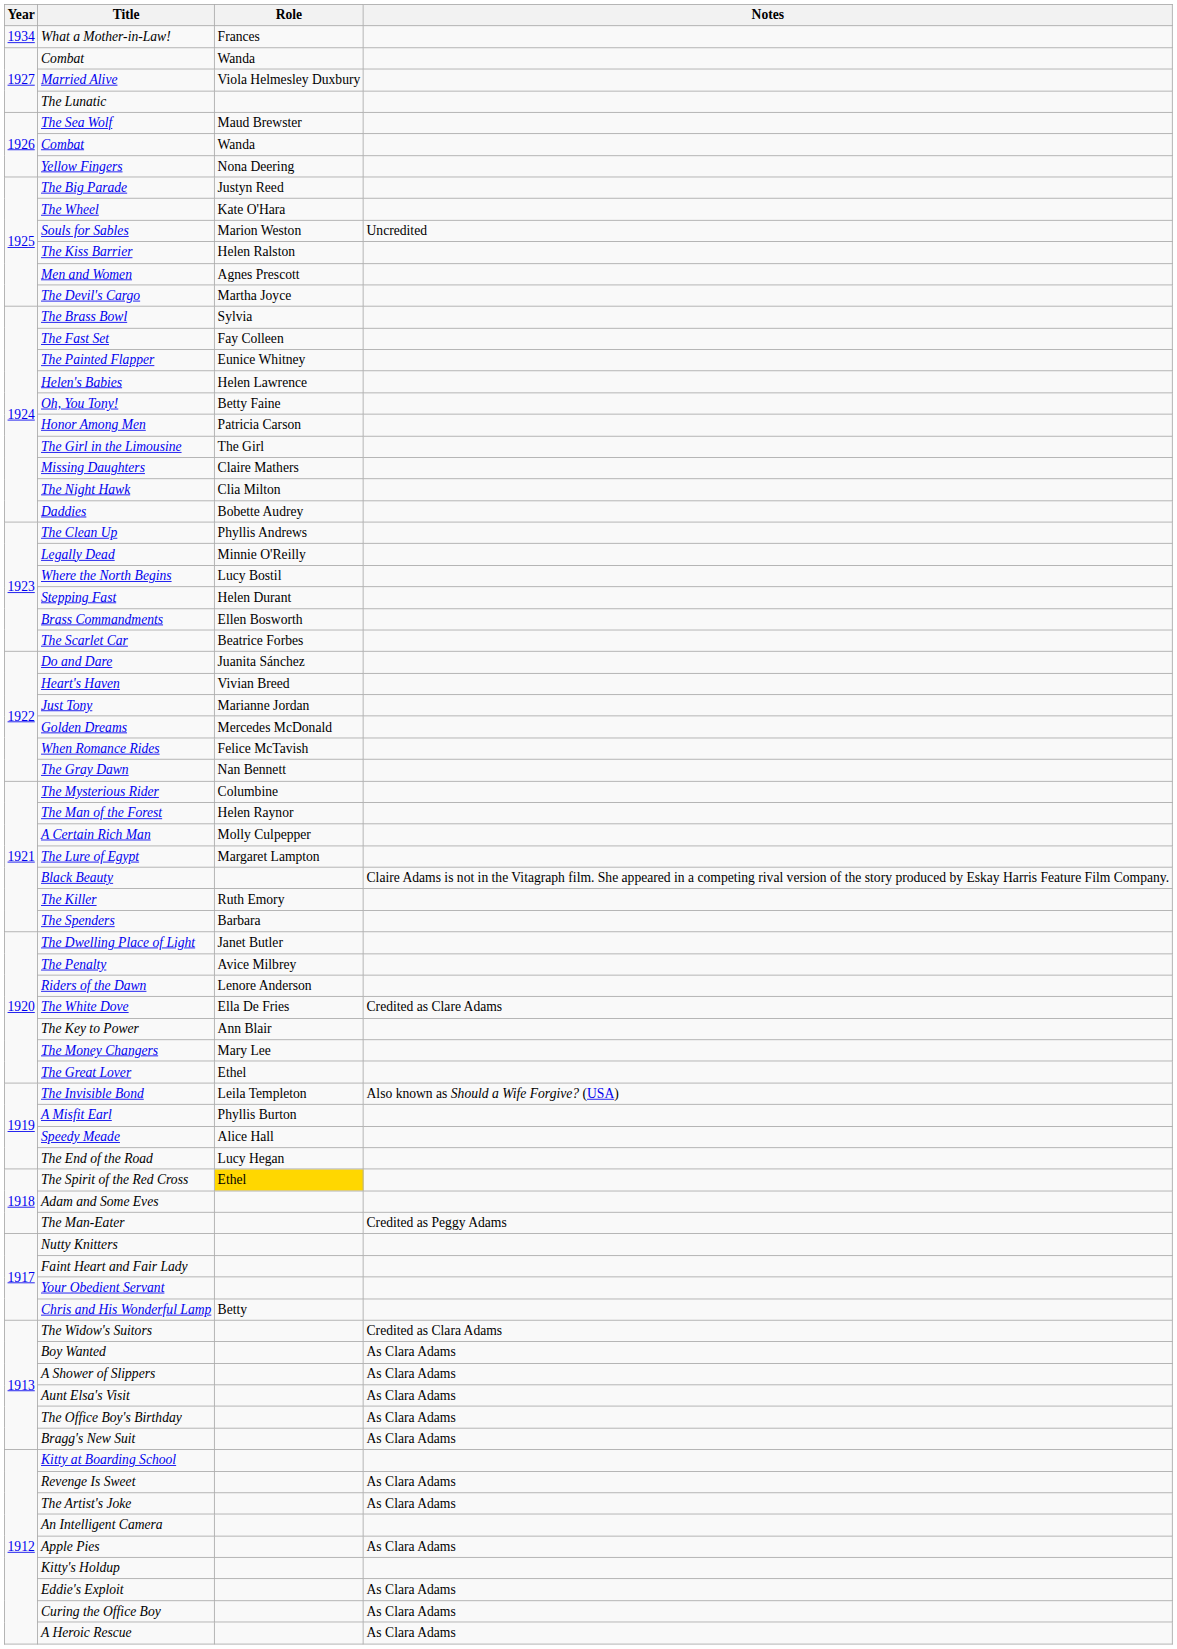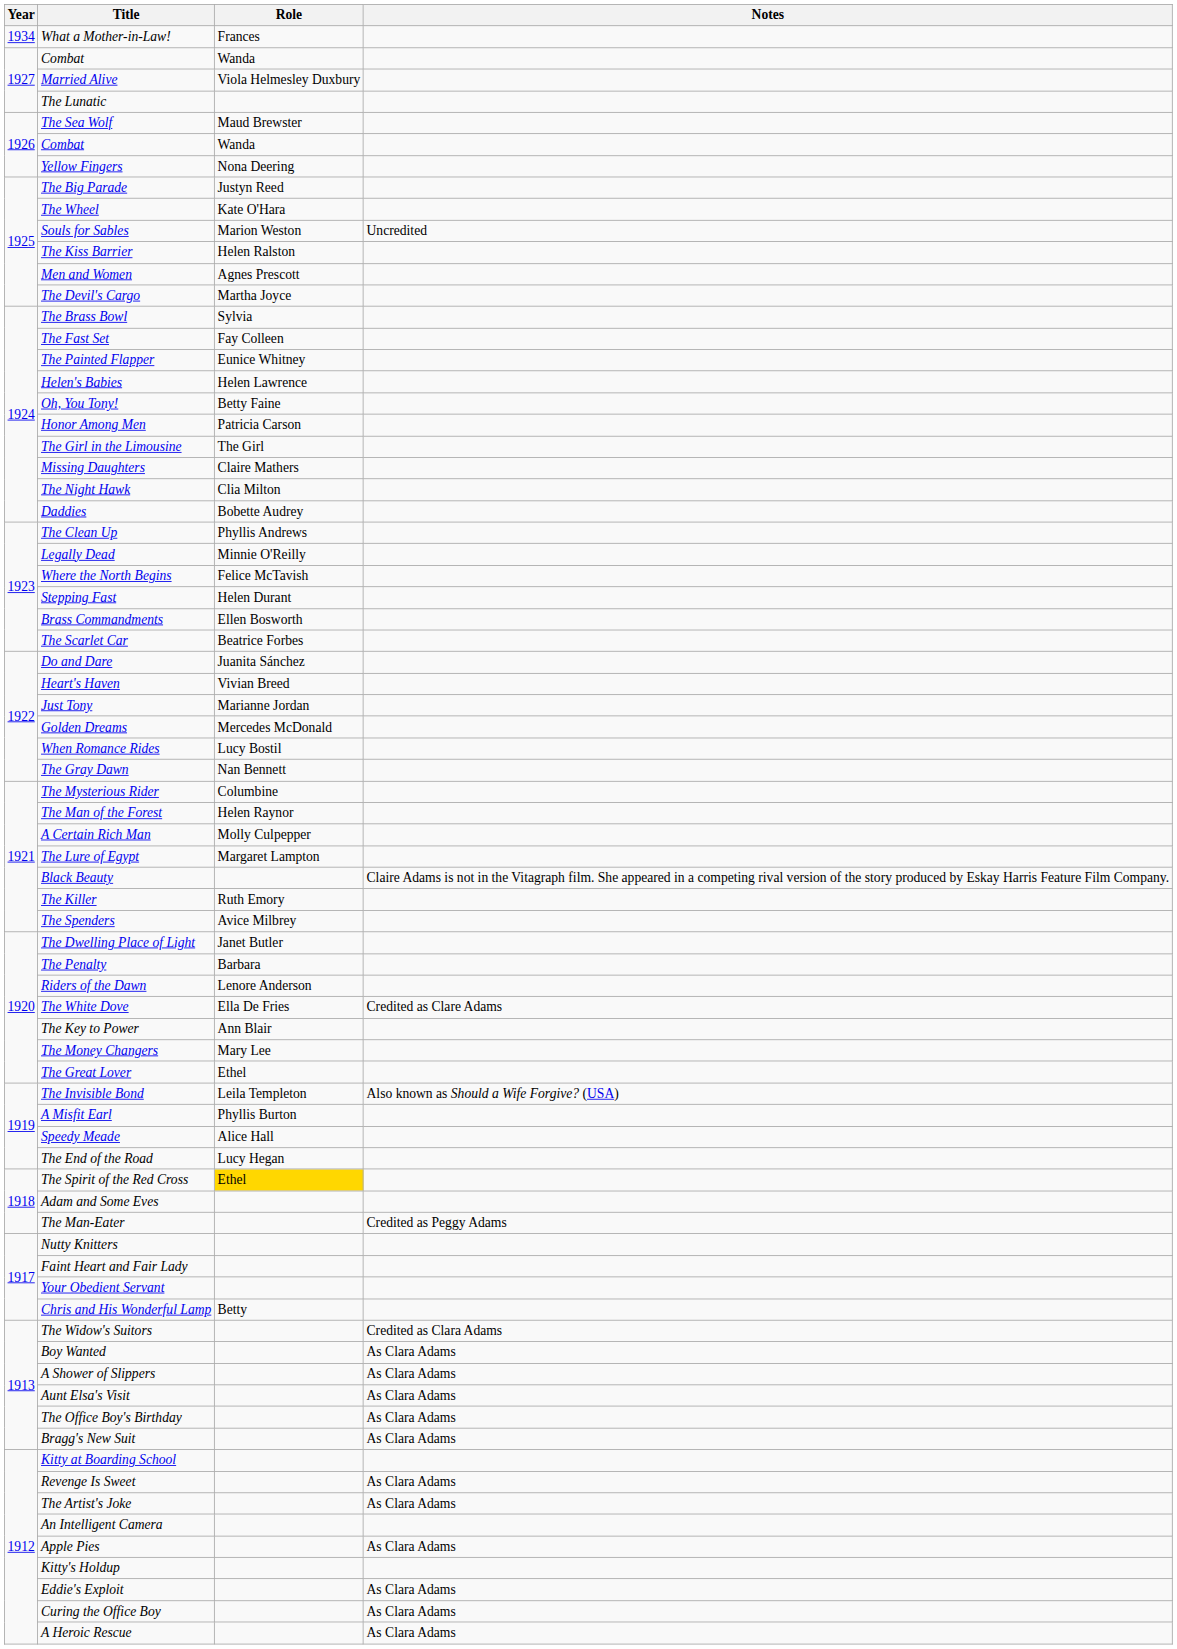(249, 576) Lucy Bostil -> (263, 576) Felice McTavish
(263, 748) Felice McTavish -> (249, 748) Lucy Bostil
(239, 921) Barbara -> (257, 921) Avice Milbrey
(257, 964) Avice Milbrey -> (239, 964) Barbara
